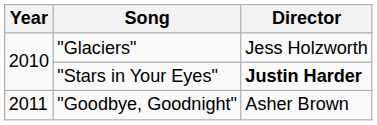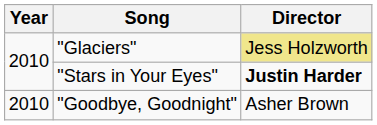(307, 47) no background -> (307, 47) khaki background
(28, 104) 2011 -> (29, 104) 2010
